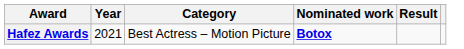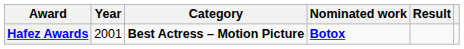(108, 34) 2021 -> (108, 34) 2001
(209, 34) normal -> (216, 34) bold
